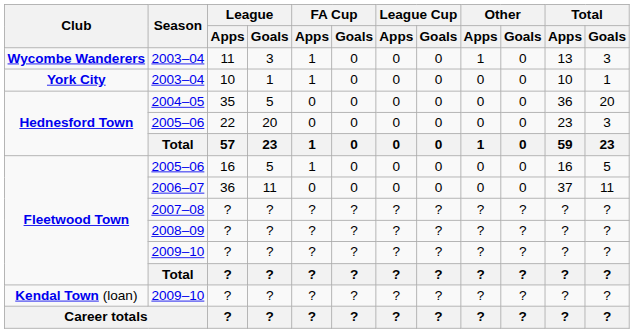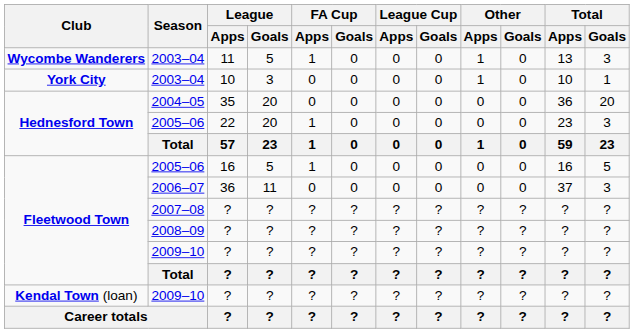(270, 58) 3 -> (270, 58) 5
(270, 79) 1 -> (270, 79) 3
(312, 79) 1 -> (312, 79) 0
(481, 79) 0 -> (481, 79) 1
(270, 101) 5 -> (270, 101) 20
(312, 123) 0 -> (312, 123) 1
(607, 187) 11 -> (607, 187) 3
